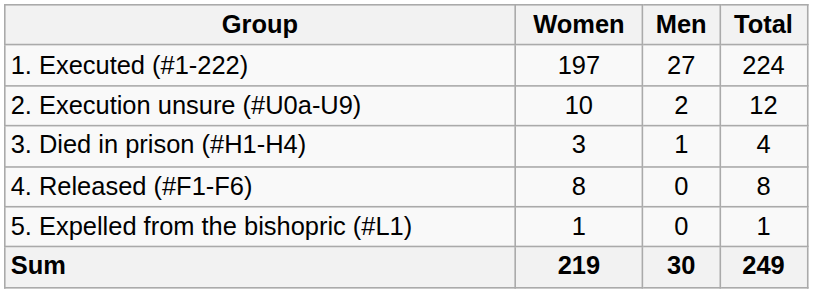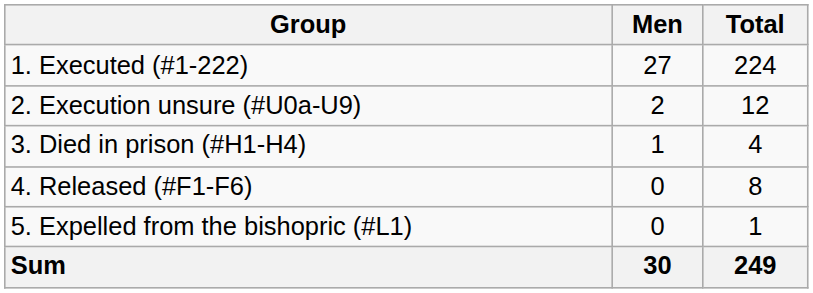- column: (579, 24)
